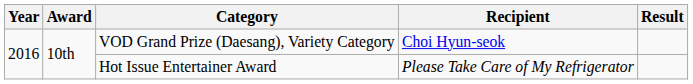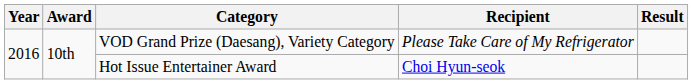(454, 41) Choi Hyun-seok -> (518, 41) Please Take Care of My Refrigerator
(518, 66) Please Take Care of My Refrigerator -> (454, 66) Choi Hyun-seok
